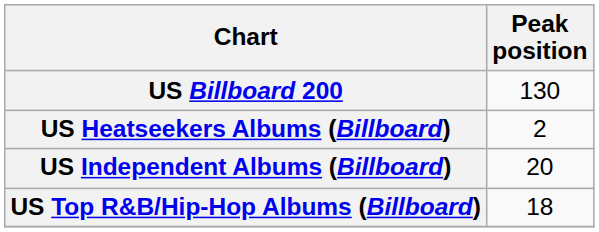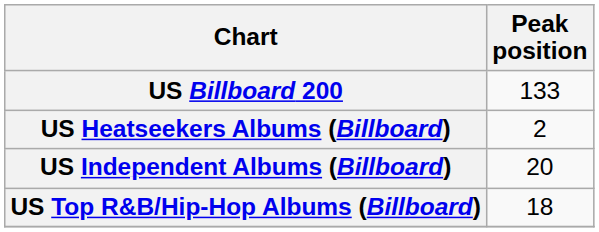(540, 90) 130 -> (540, 90) 133
